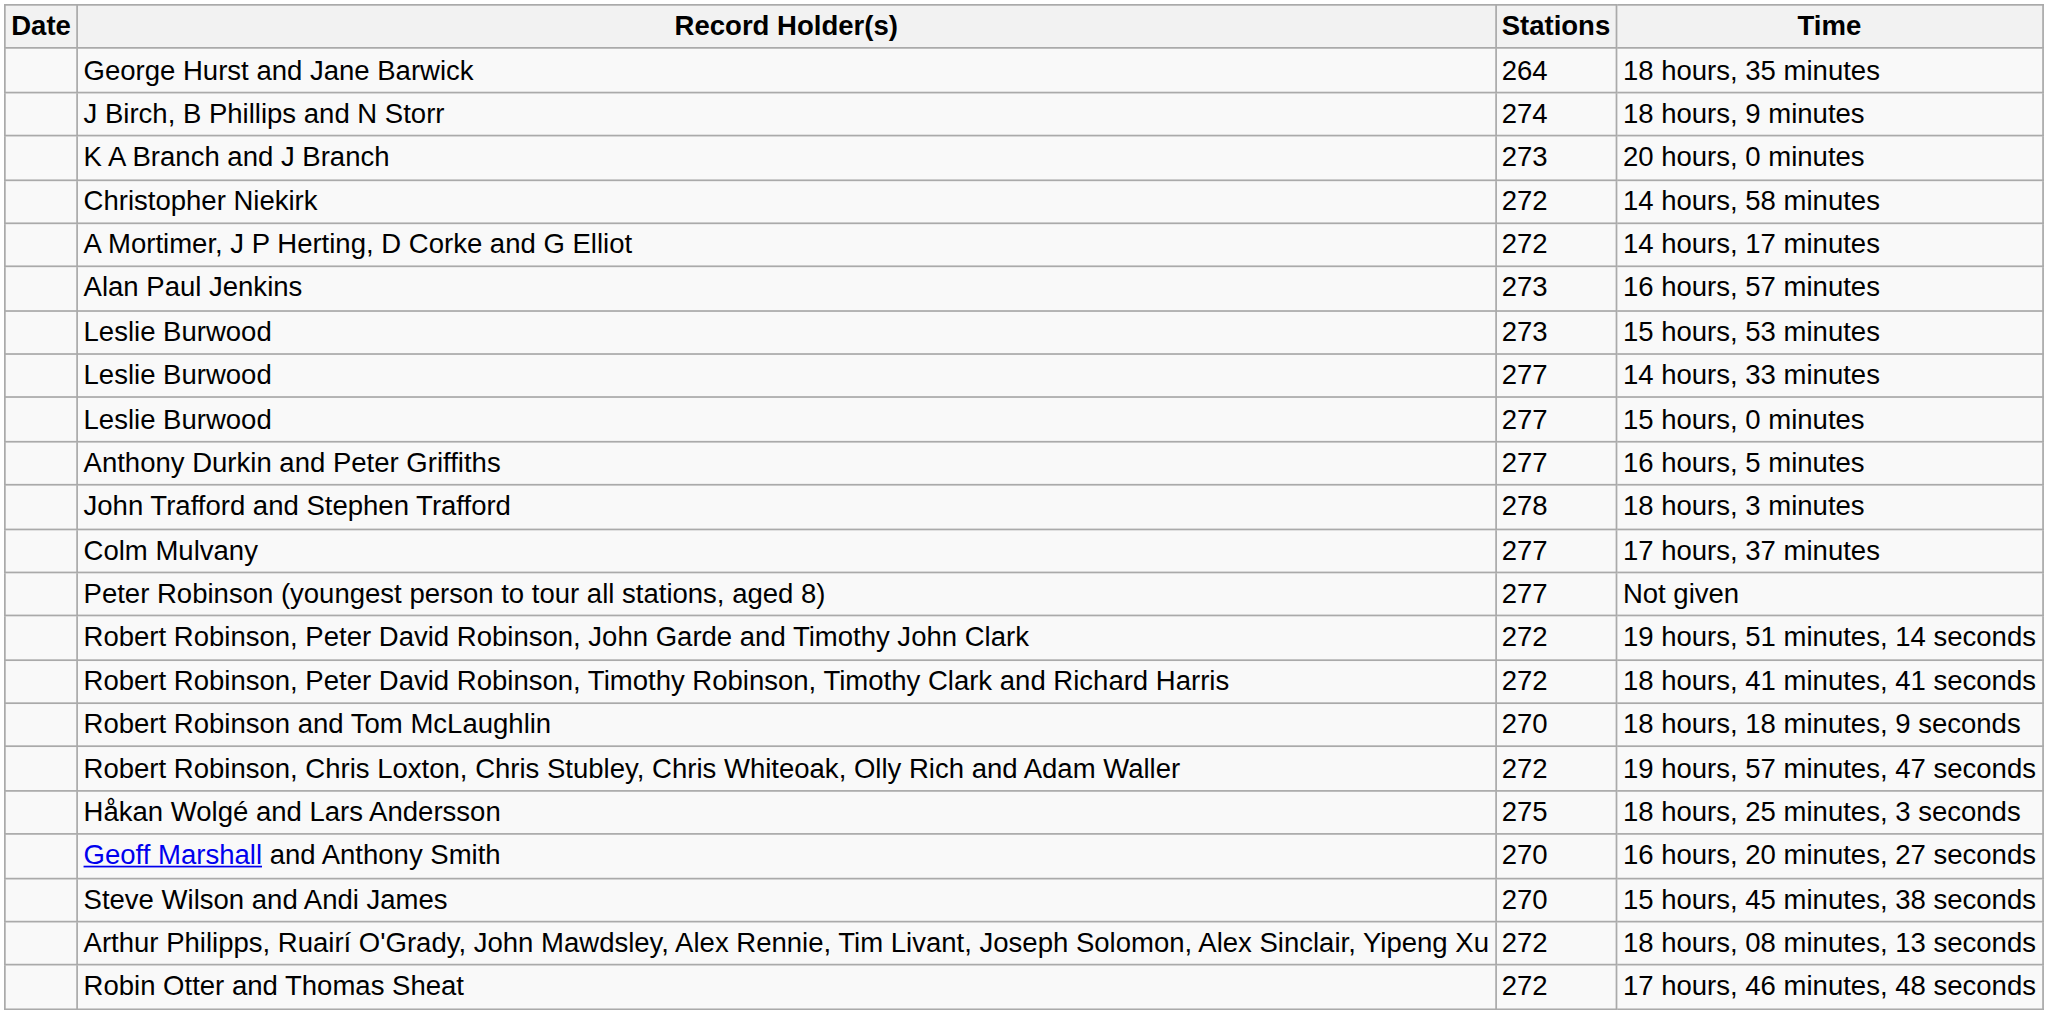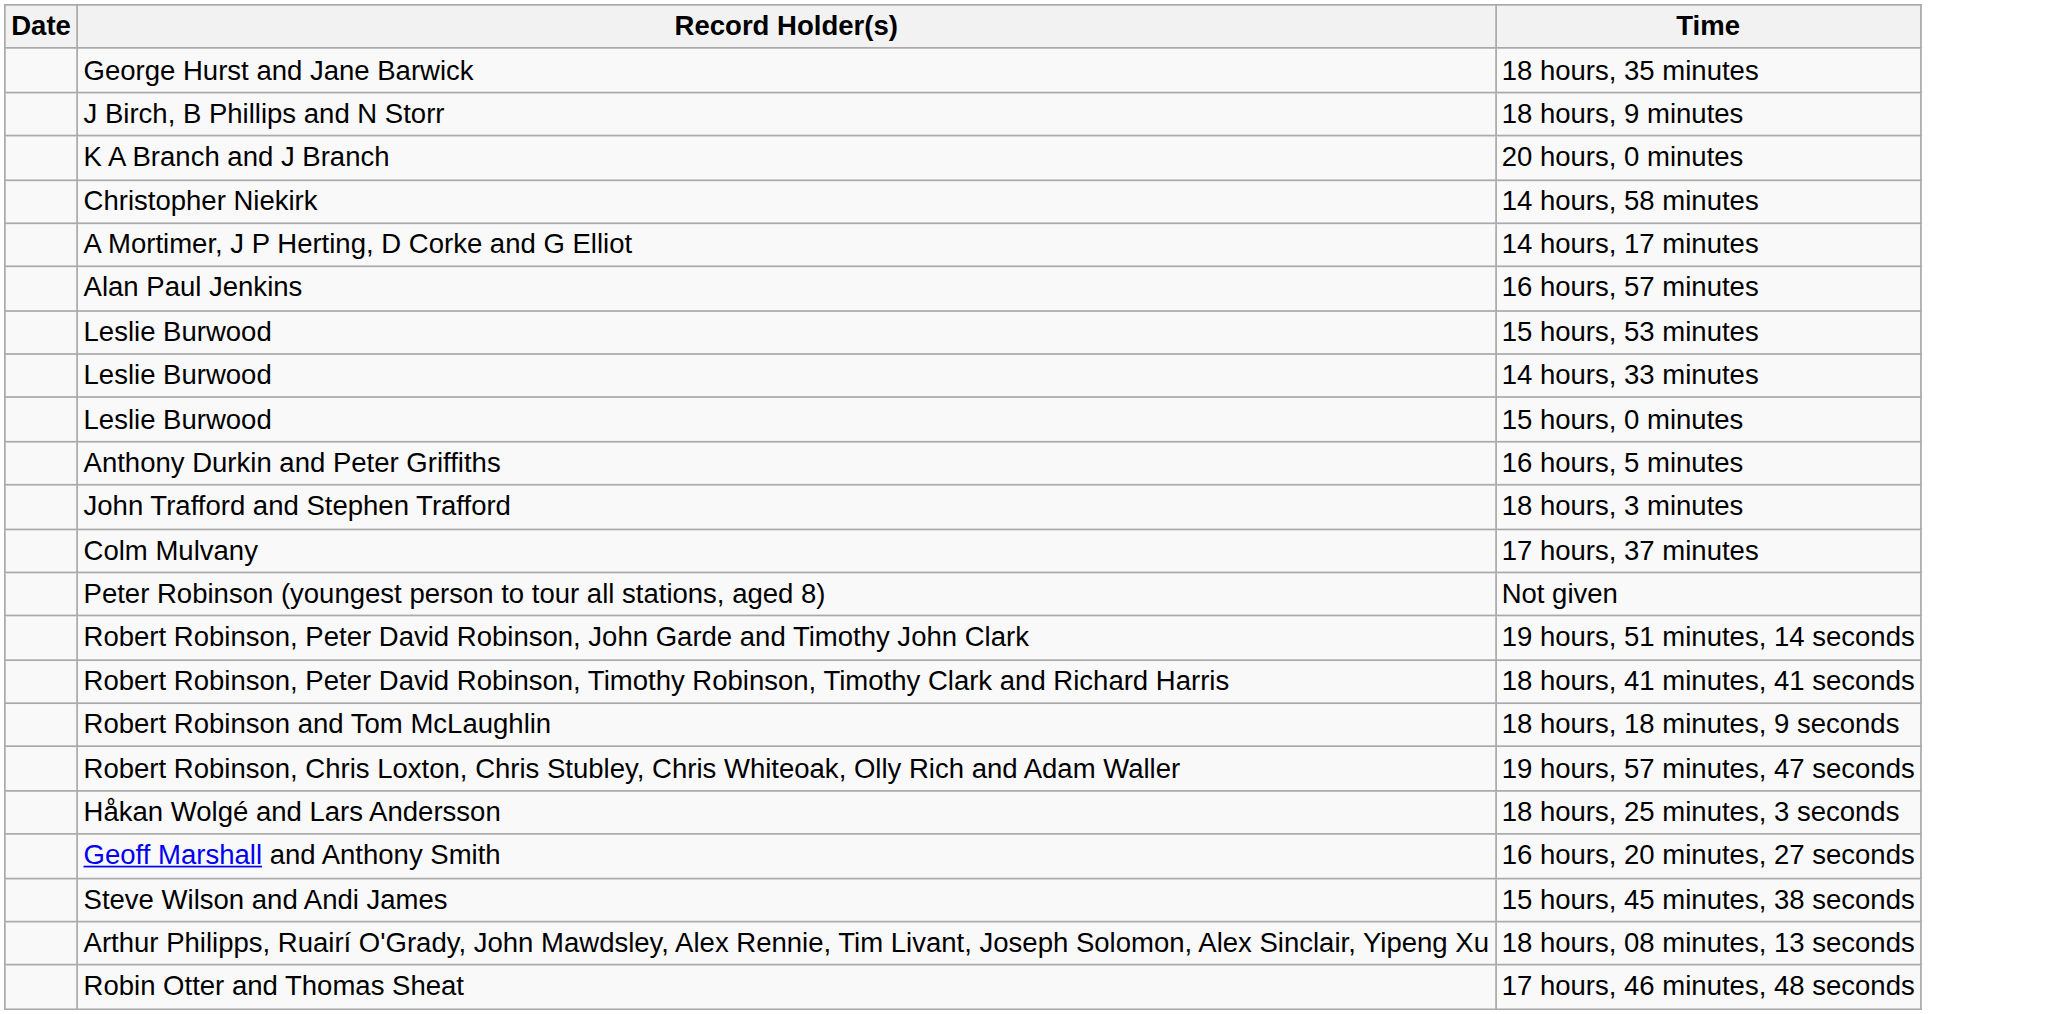- column: (1556, 26)
